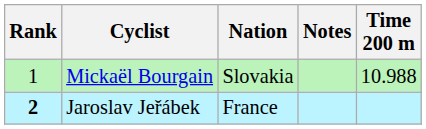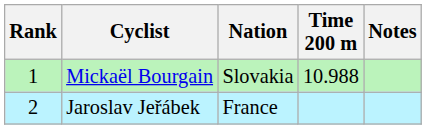columns swapped: (389, 32) <-> (327, 32)
(33, 107) bold -> (33, 107) normal
